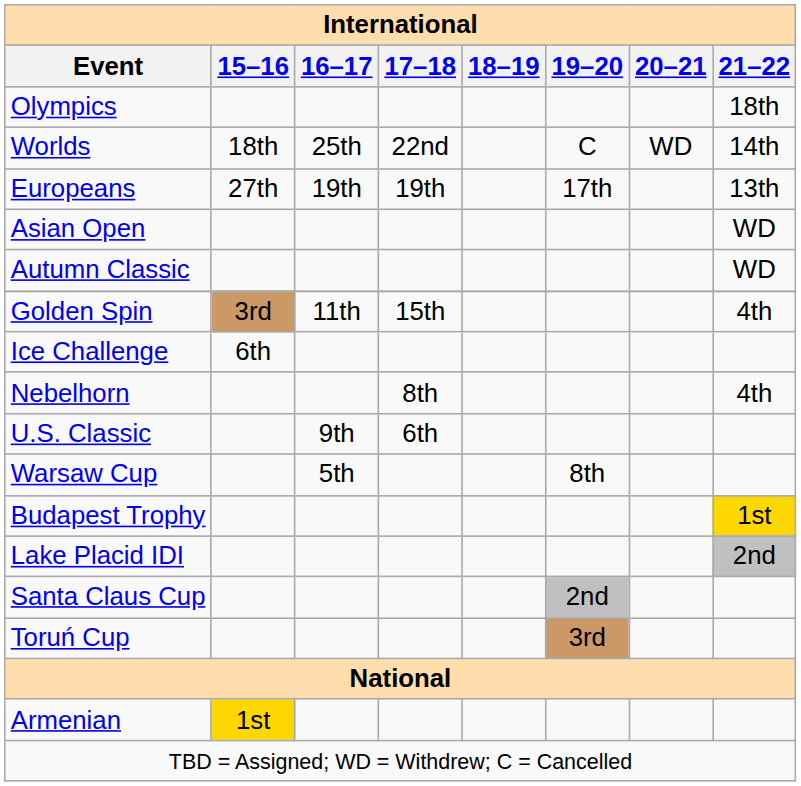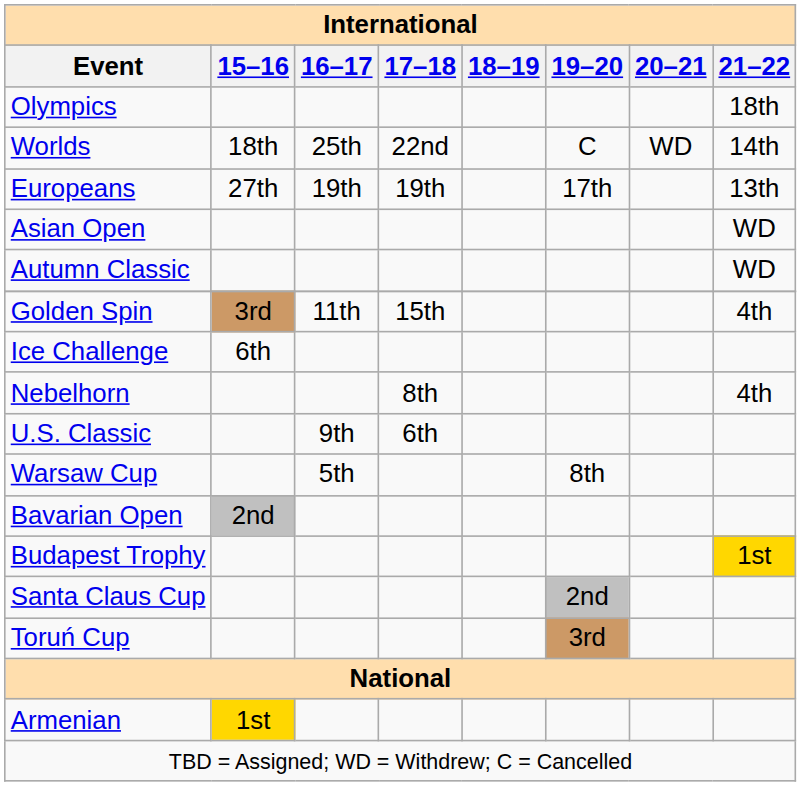+ row: (97, 515)
- row: (97, 556)
